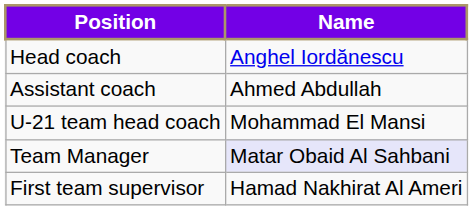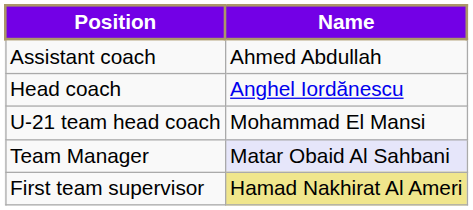rows swapped: (66, 56) <-> (83, 89)
(346, 188) no background -> (346, 188) khaki background
